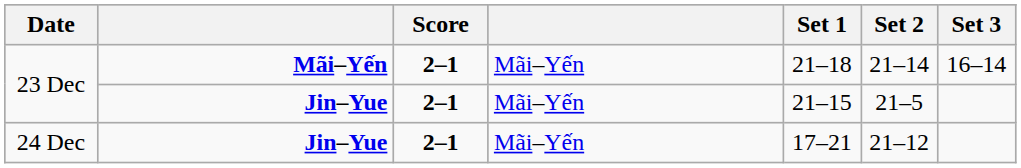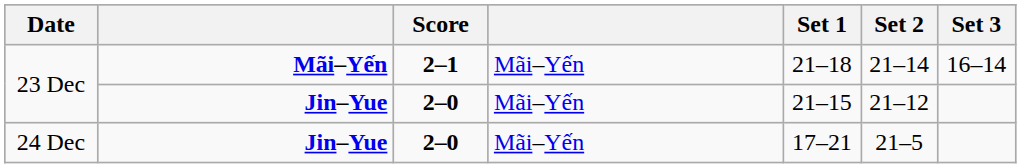(441, 103) 2–1 -> (441, 103) 2–0
(899, 103) 21–5 -> (899, 103) 21–12
(441, 142) 2–1 -> (441, 142) 2–0
(899, 142) 21–12 -> (899, 142) 21–5
